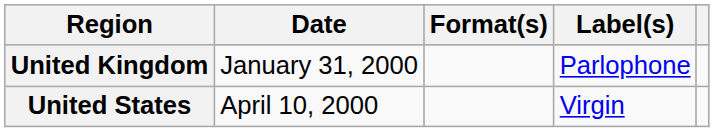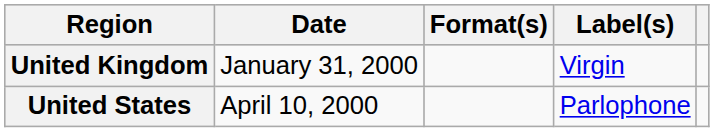(625, 65) Parlophone -> (592, 65) Virgin
(592, 106) Virgin -> (625, 106) Parlophone
